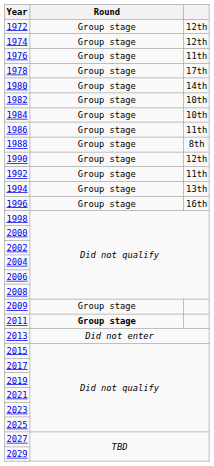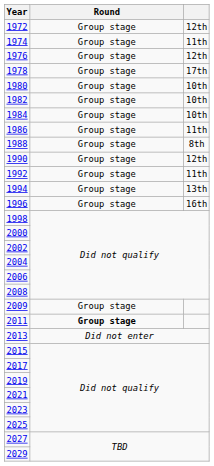(197, 41) 12th -> (197, 41) 11th
(197, 56) 11th -> (197, 56) 12th
(197, 85) 14th -> (197, 85) 10th
